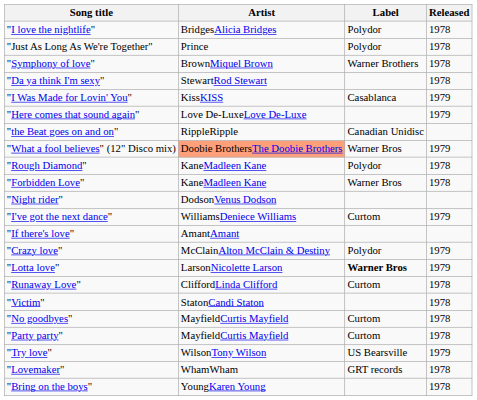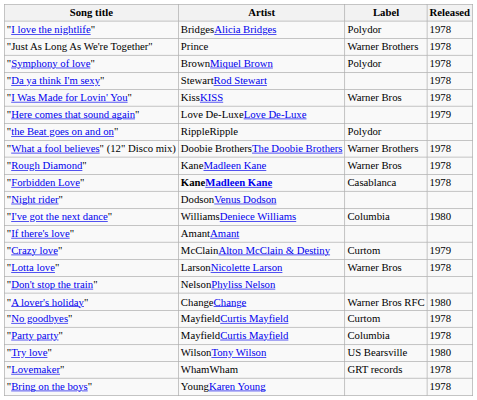(364, 47) Polydor -> (383, 47) Warner Brothers
(383, 64) Warner Brothers -> (364, 64) Polydor
(372, 98) Casablanca -> (375, 98) Warner Bros
(440, 98) 1979 -> (440, 98) 1978
(386, 132) Canadian Unidisc -> (364, 132) Polydor
(262, 149) lightsalmon background -> (262, 149) no background
(375, 149) Warner Bros -> (383, 149) Warner Brothers
(440, 149) 1979 -> (440, 149) 1978
(364, 166) Polydor -> (375, 166) Warner Bros
(224, 183) normal -> (227, 183) bold
(375, 183) Warner Bros -> (372, 183) Casablanca
(364, 217) Curtom -> (369, 217) Columbia
(440, 217) 1979 -> (440, 217) 1980
(364, 251) Polydor -> (364, 251) Curtom
(377, 268) bold -> (375, 268) normal
(440, 268) 1979 -> (440, 268) 1978
+ row: (52, 285)
- row: (44, 285)
+ row: (48, 302)
- row: (26, 302)
(364, 336) Curtom -> (369, 336) Columbia
(440, 353) 1979 -> (440, 353) 1980
